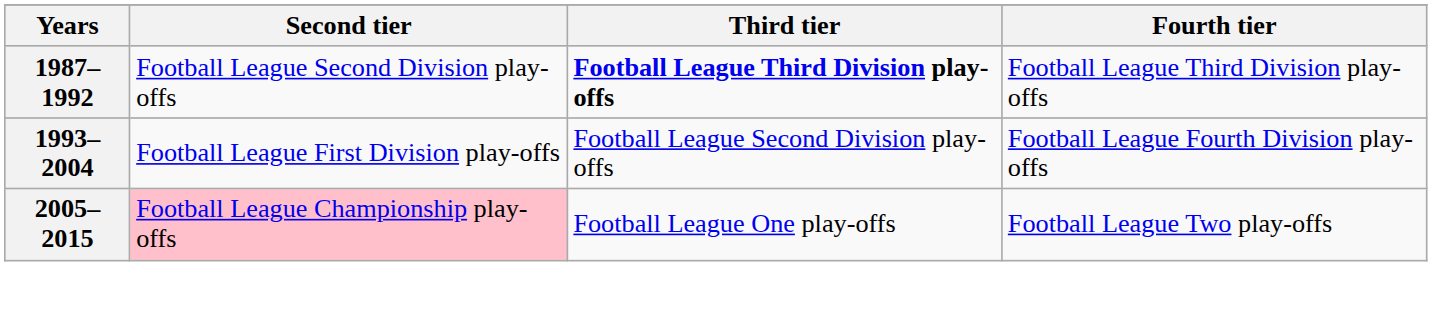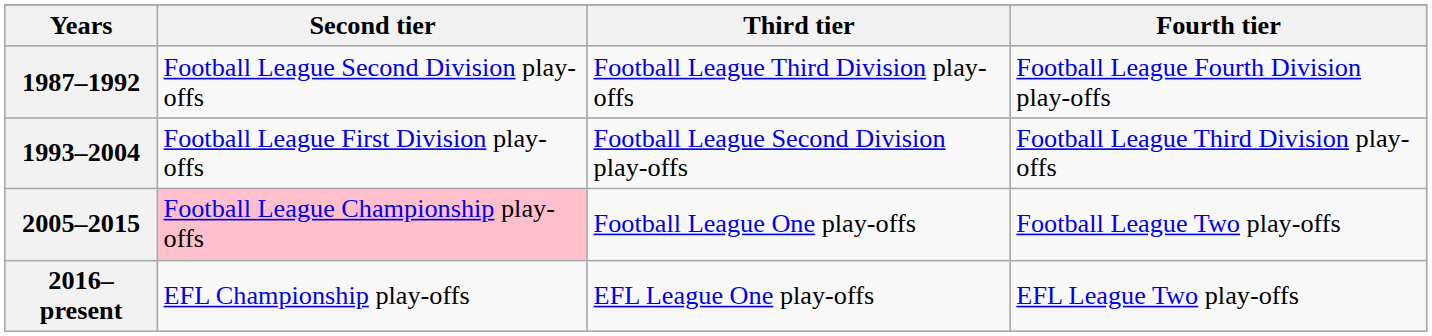(781, 81) bold -> (790, 81) normal
(1204, 81) Football League Third Division play-offs -> (1189, 81) Football League Fourth Division play-offs
(1210, 152) Football League Fourth Division play-offs -> (1213, 152) Football League Third Division play-offs
+ row: (81, 295)
